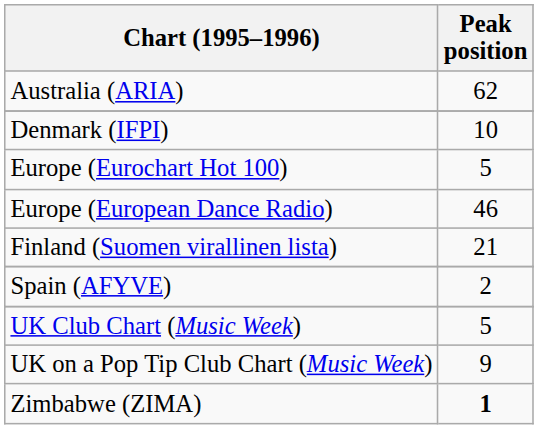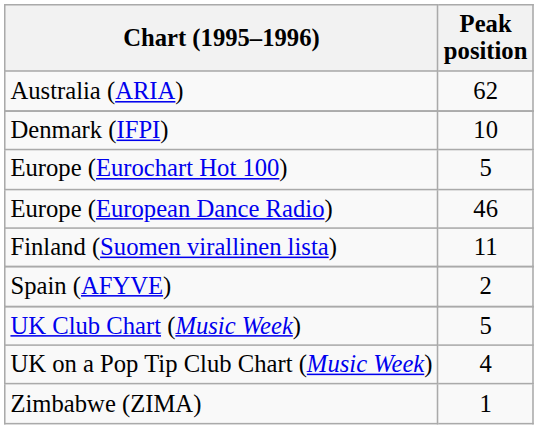(486, 247) 21 -> (486, 247) 11
(486, 364) 9 -> (486, 364) 4
(486, 403) bold -> (486, 403) normal
